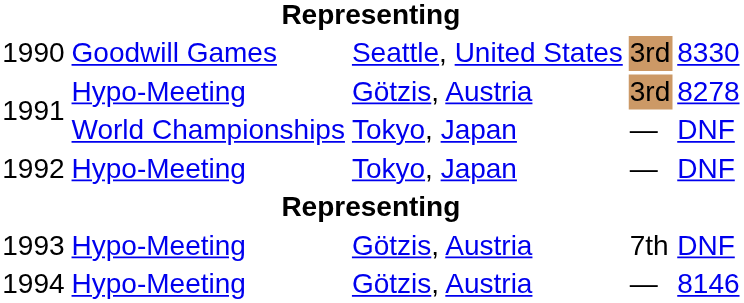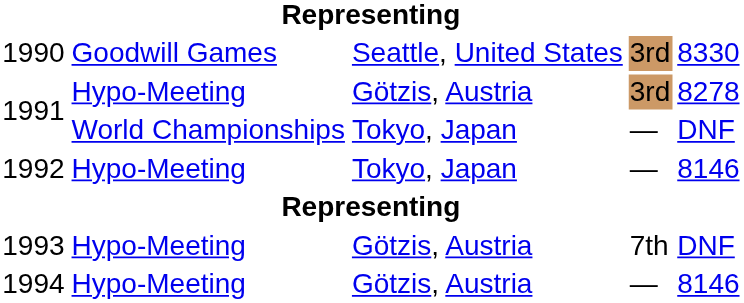(706, 168) DNF -> (708, 168) 8146
